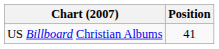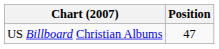(189, 33) 41 -> (189, 33) 47
